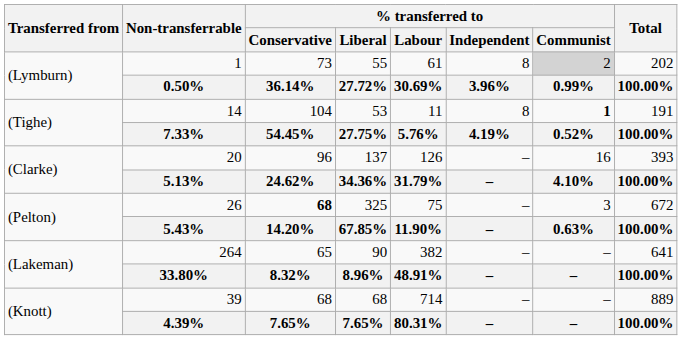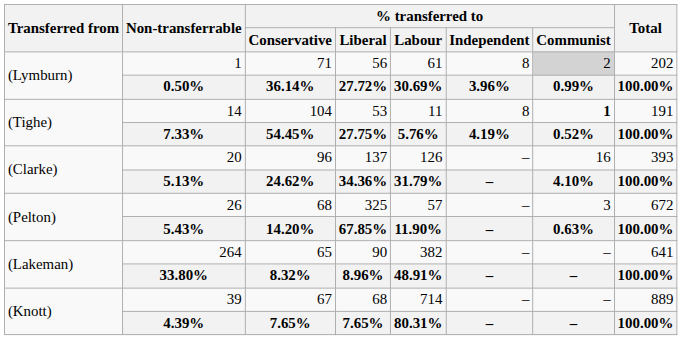(325, 63) 73 -> (325, 63) 71
(380, 63) 55 -> (380, 63) 56
(325, 205) bold -> (325, 205) normal
(435, 205) 75 -> (435, 205) 57
(325, 299) 68 -> (325, 299) 67
